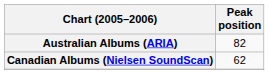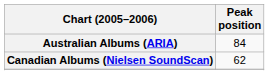(240, 43) 82 -> (240, 43) 84
